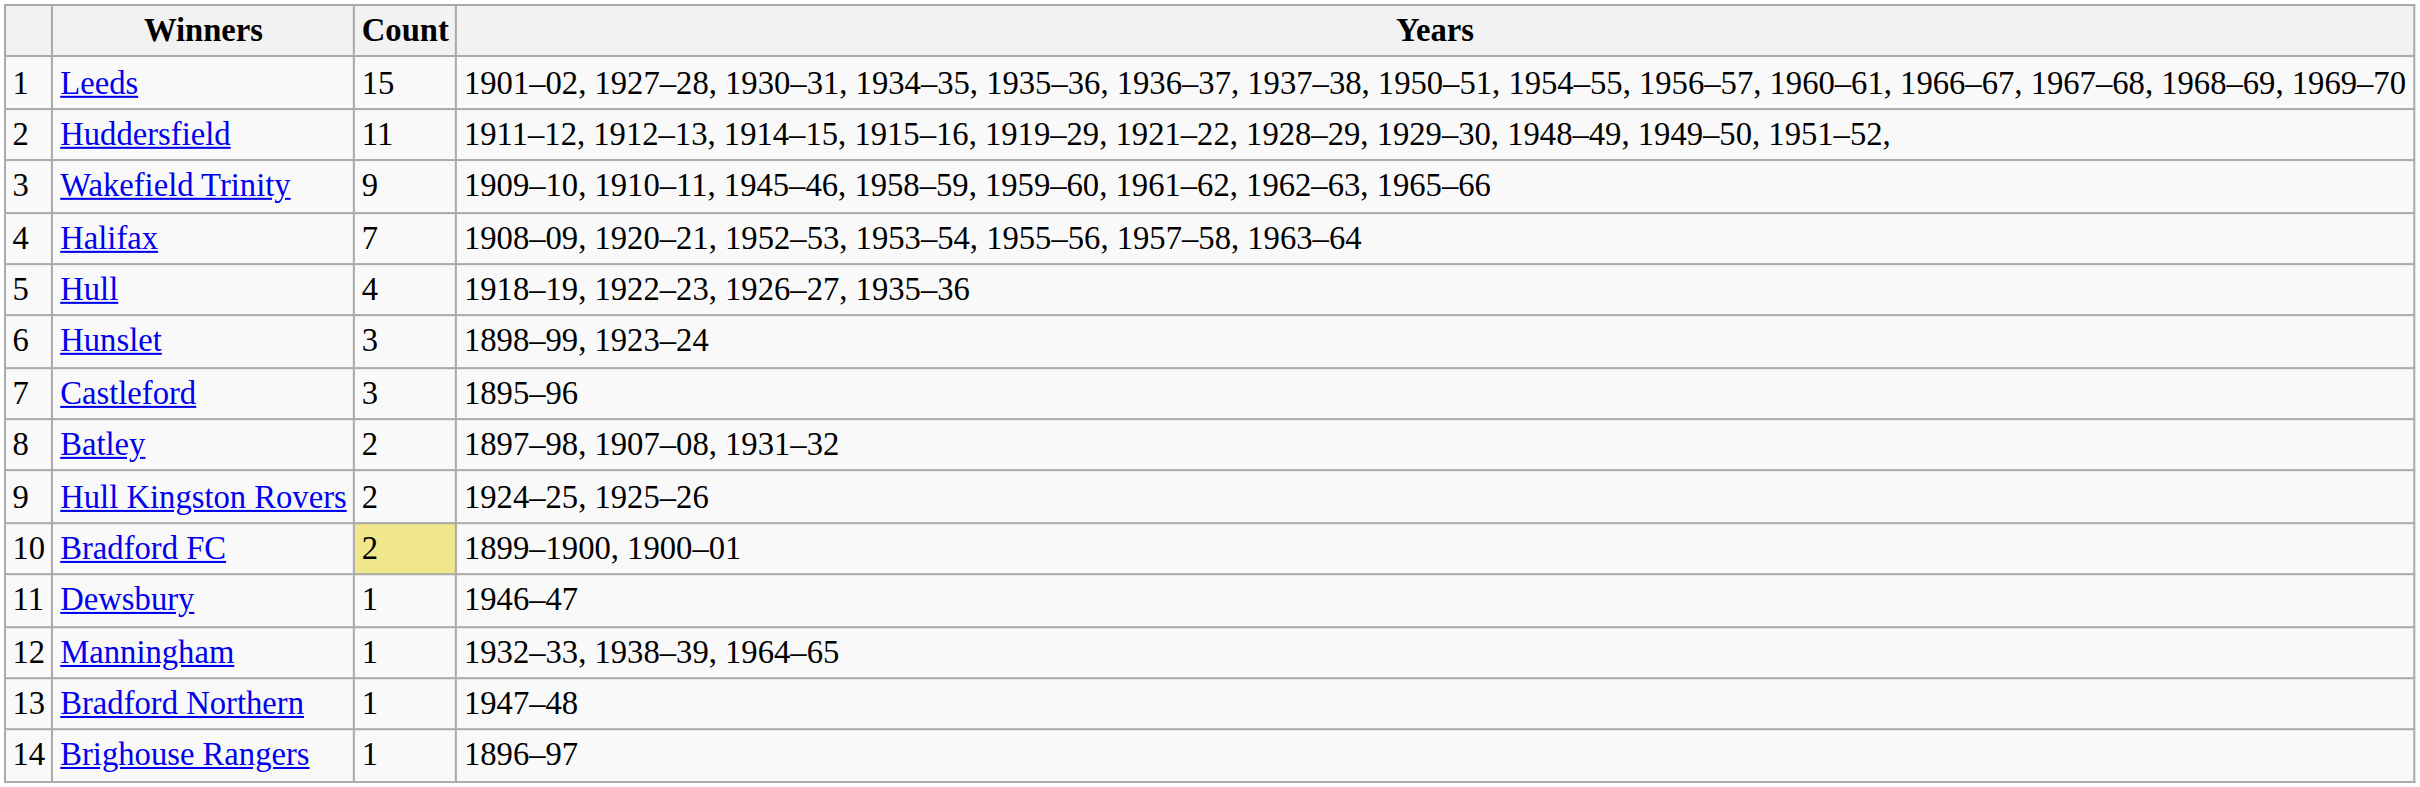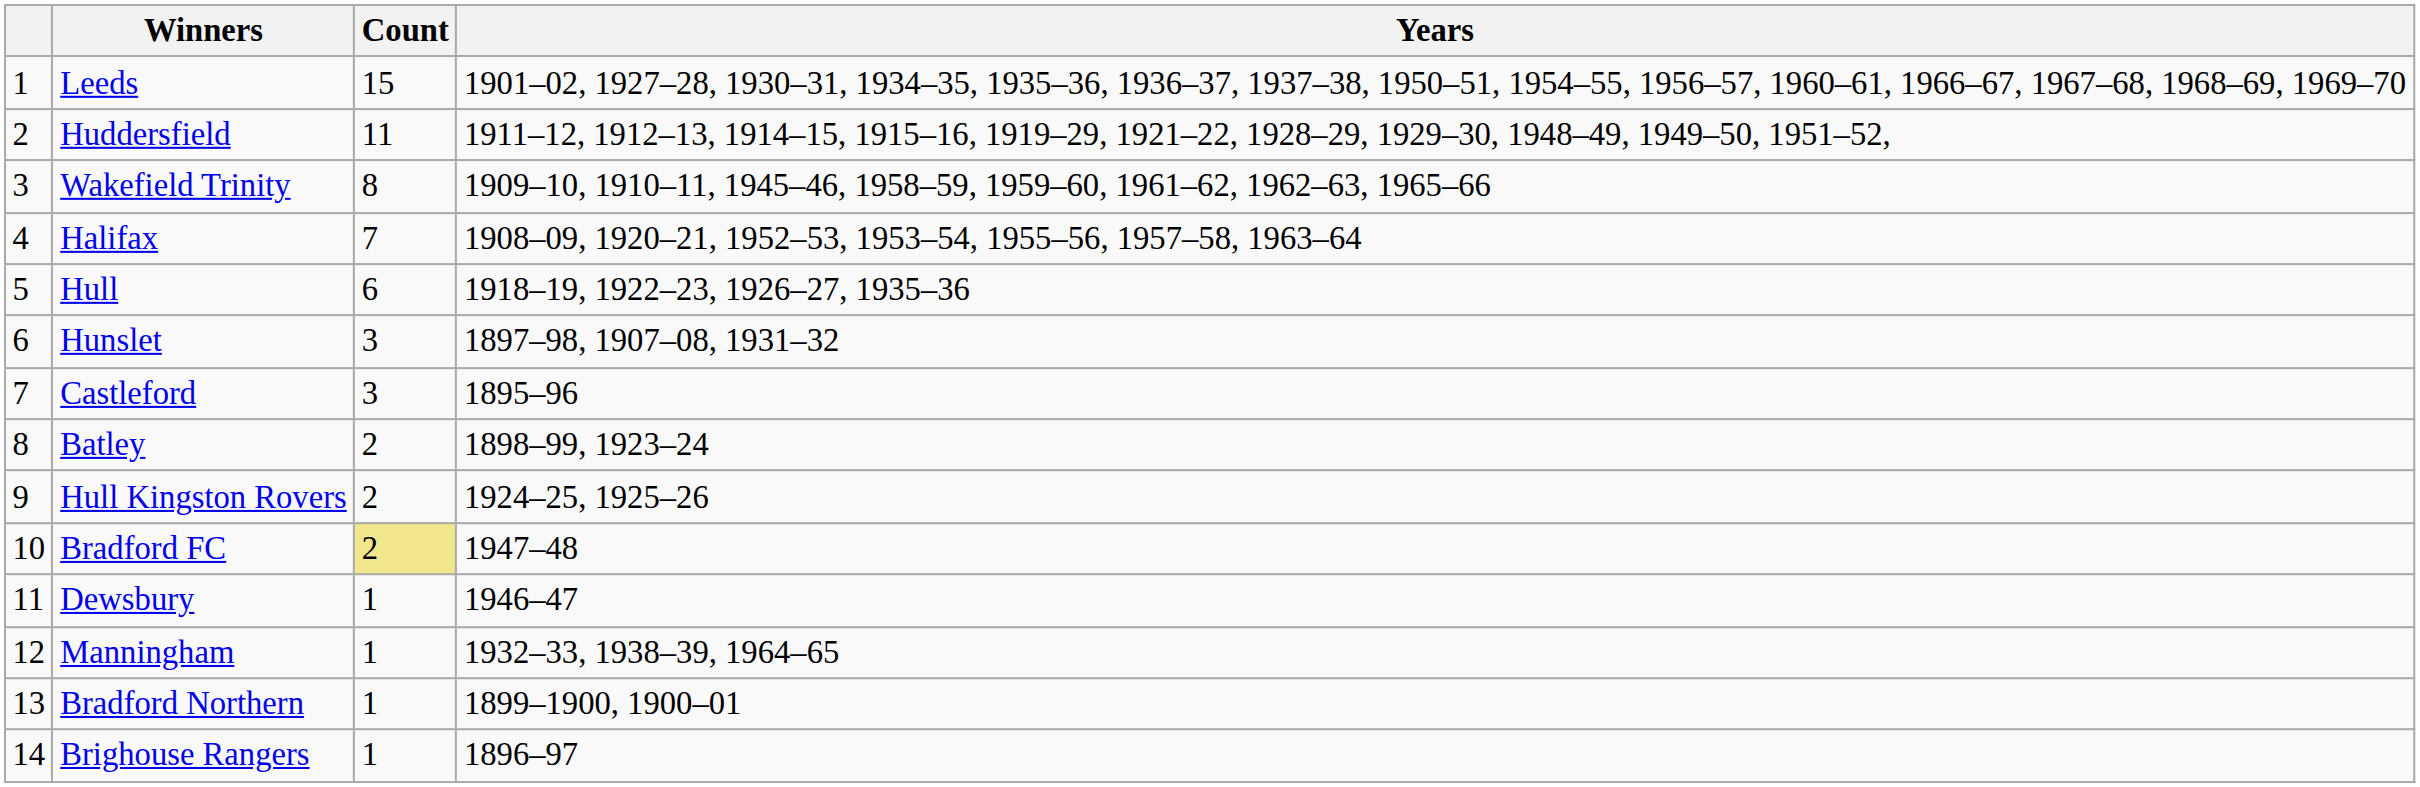(370, 185) 9 -> (370, 185) 8
(370, 289) 4 -> (370, 289) 6
(586, 340) 1898–99, 1923–24 -> (652, 340) 1897–98, 1907–08, 1931–32
(652, 444) 1897–98, 1907–08, 1931–32 -> (586, 444) 1898–99, 1923–24
(603, 548) 1899–1900, 1900–01 -> (521, 548) 1947–48
(521, 703) 1947–48 -> (603, 703) 1899–1900, 1900–01
